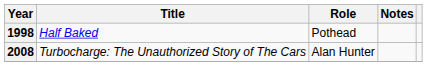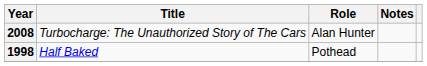rows swapped: (20, 33) <-> (20, 52)
